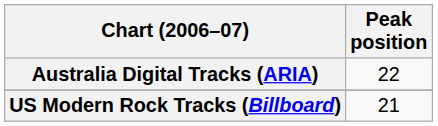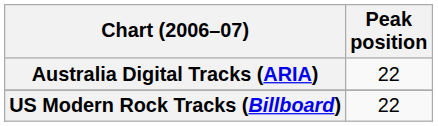(389, 105) 21 -> (389, 105) 22
